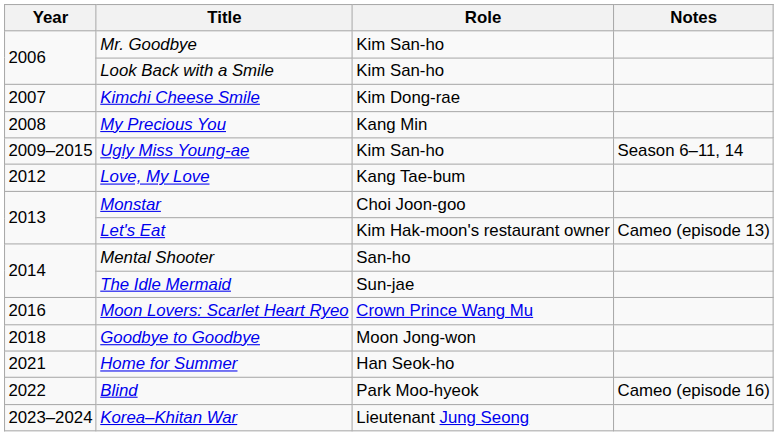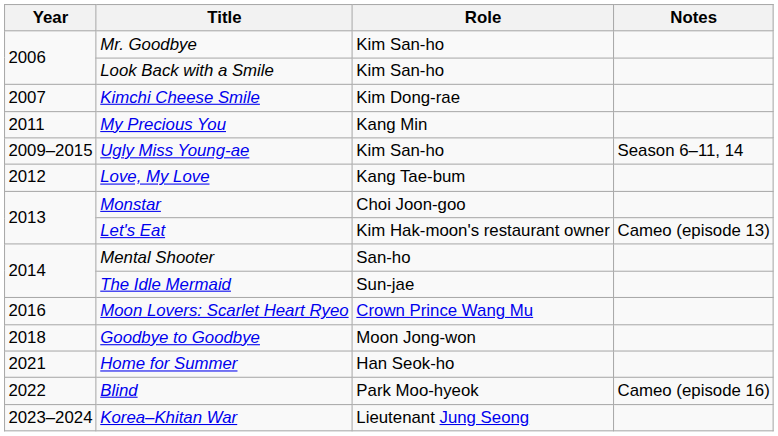(27, 124) 2008 -> (26, 124) 2011
